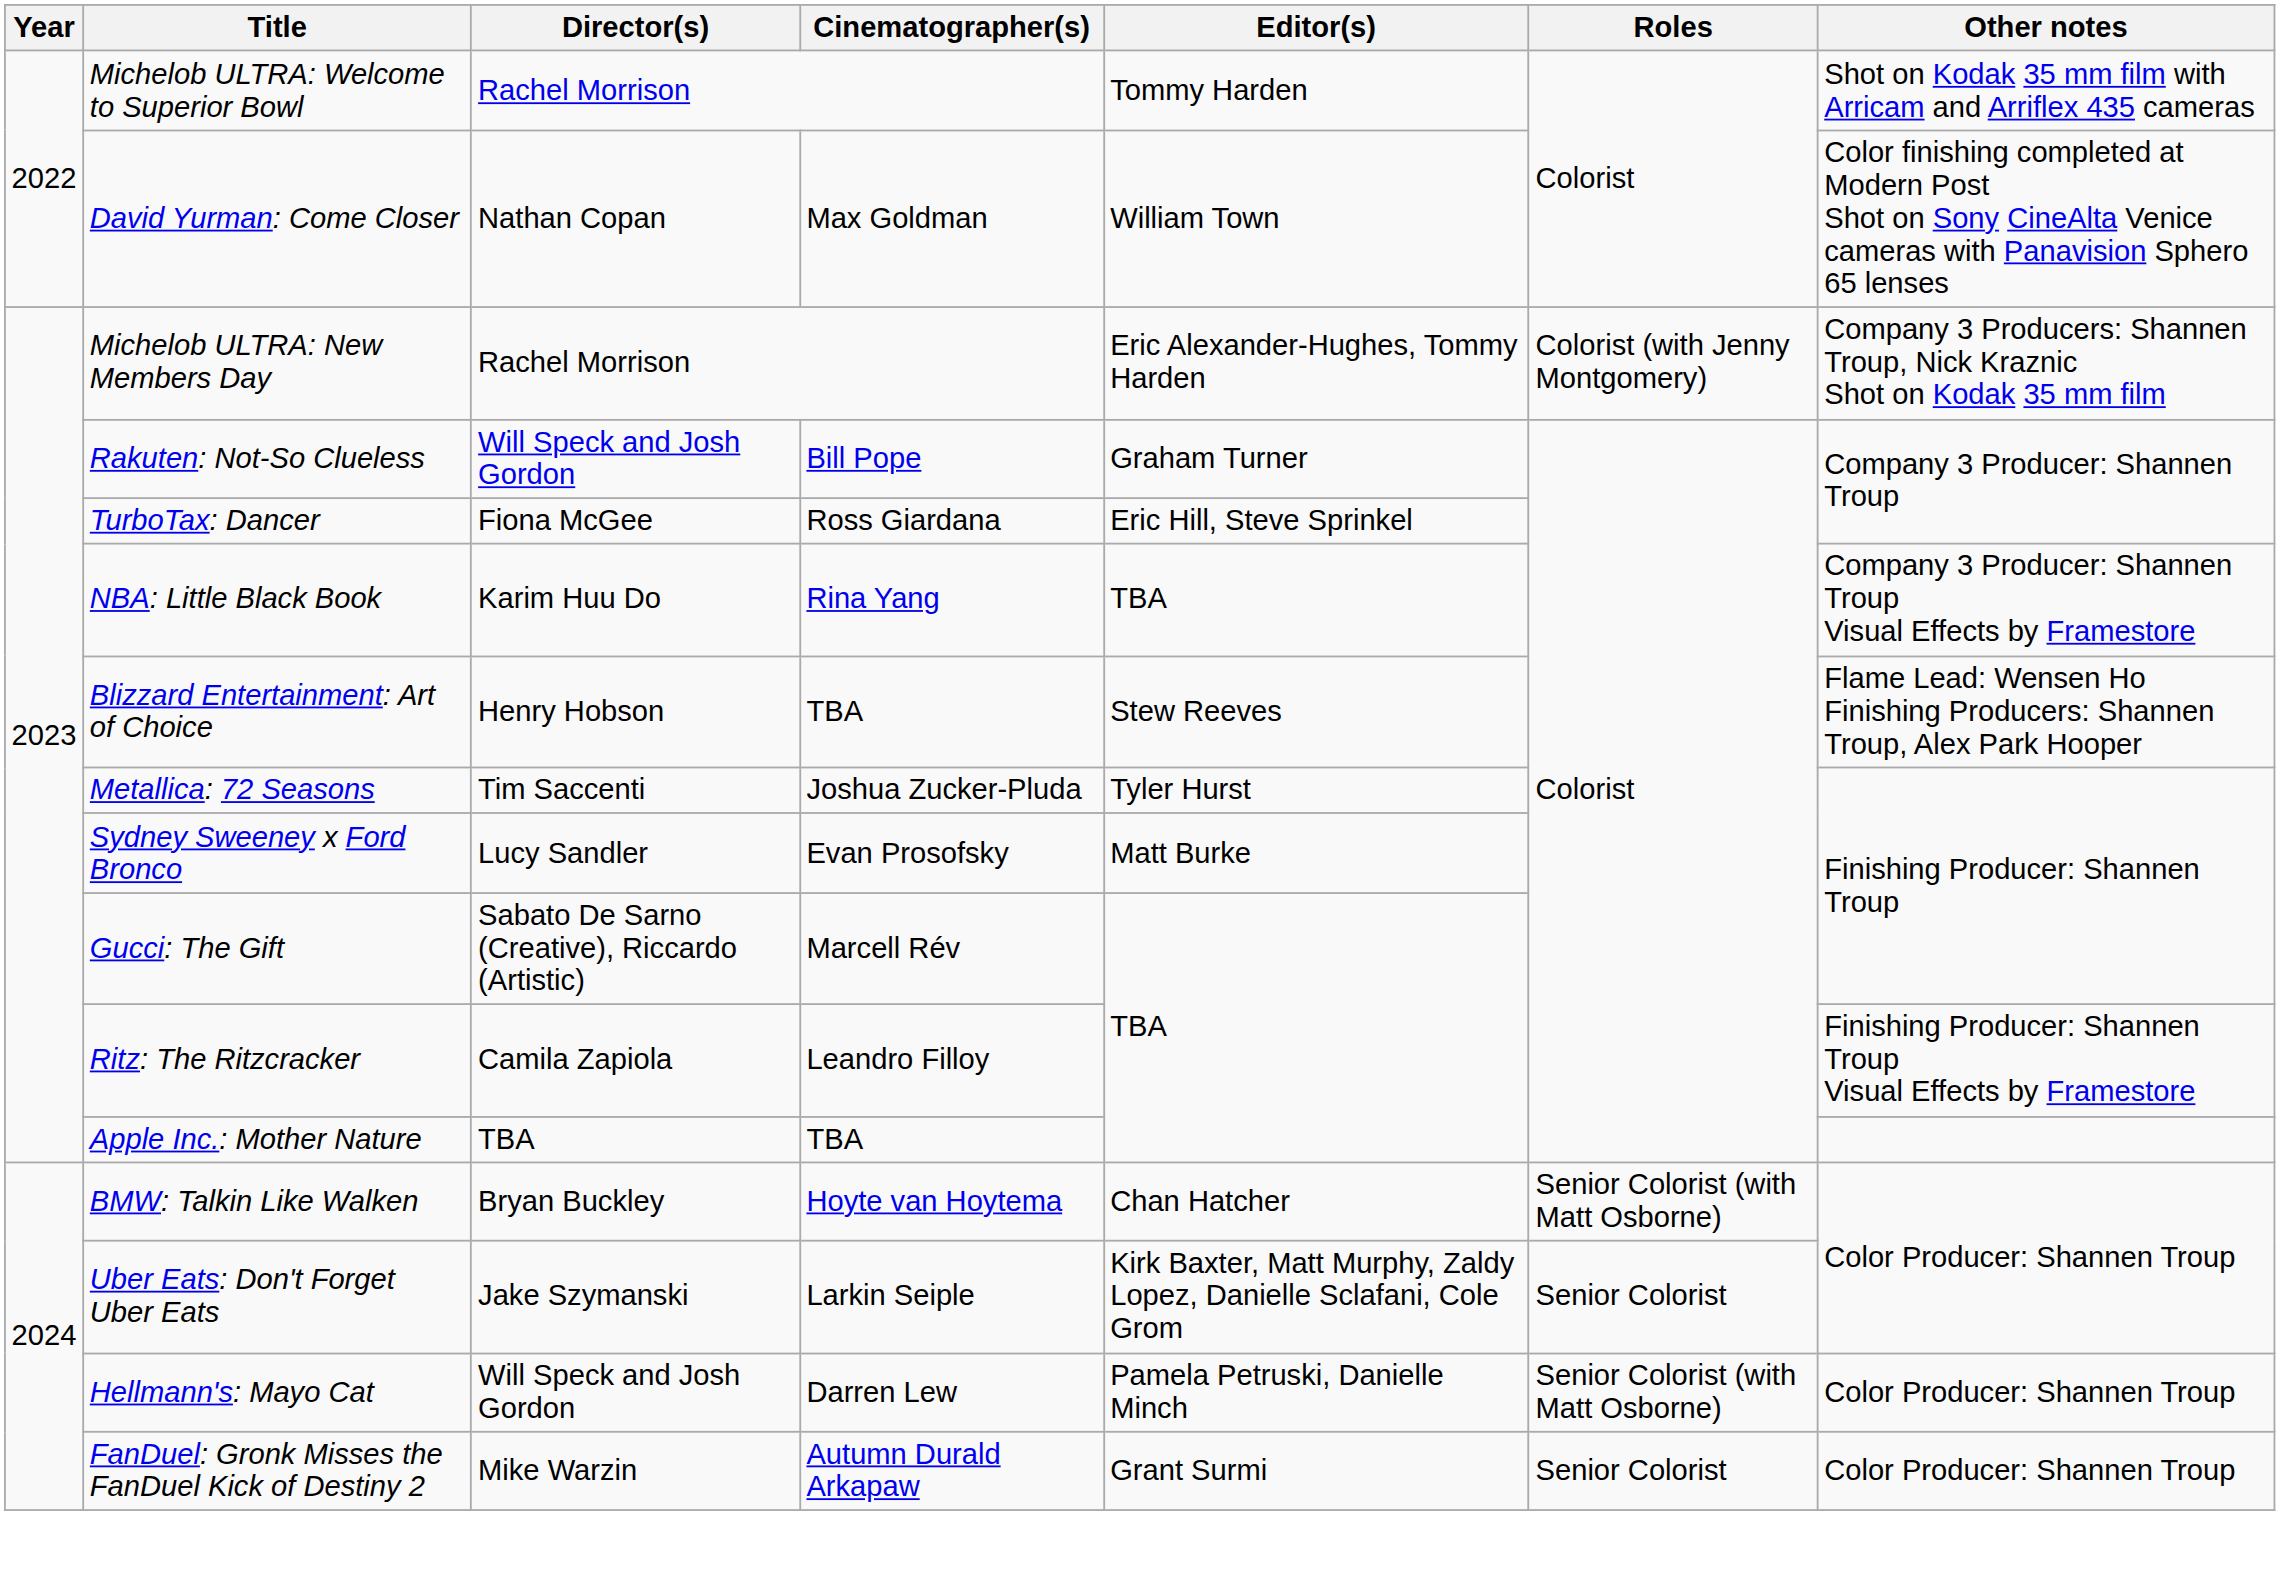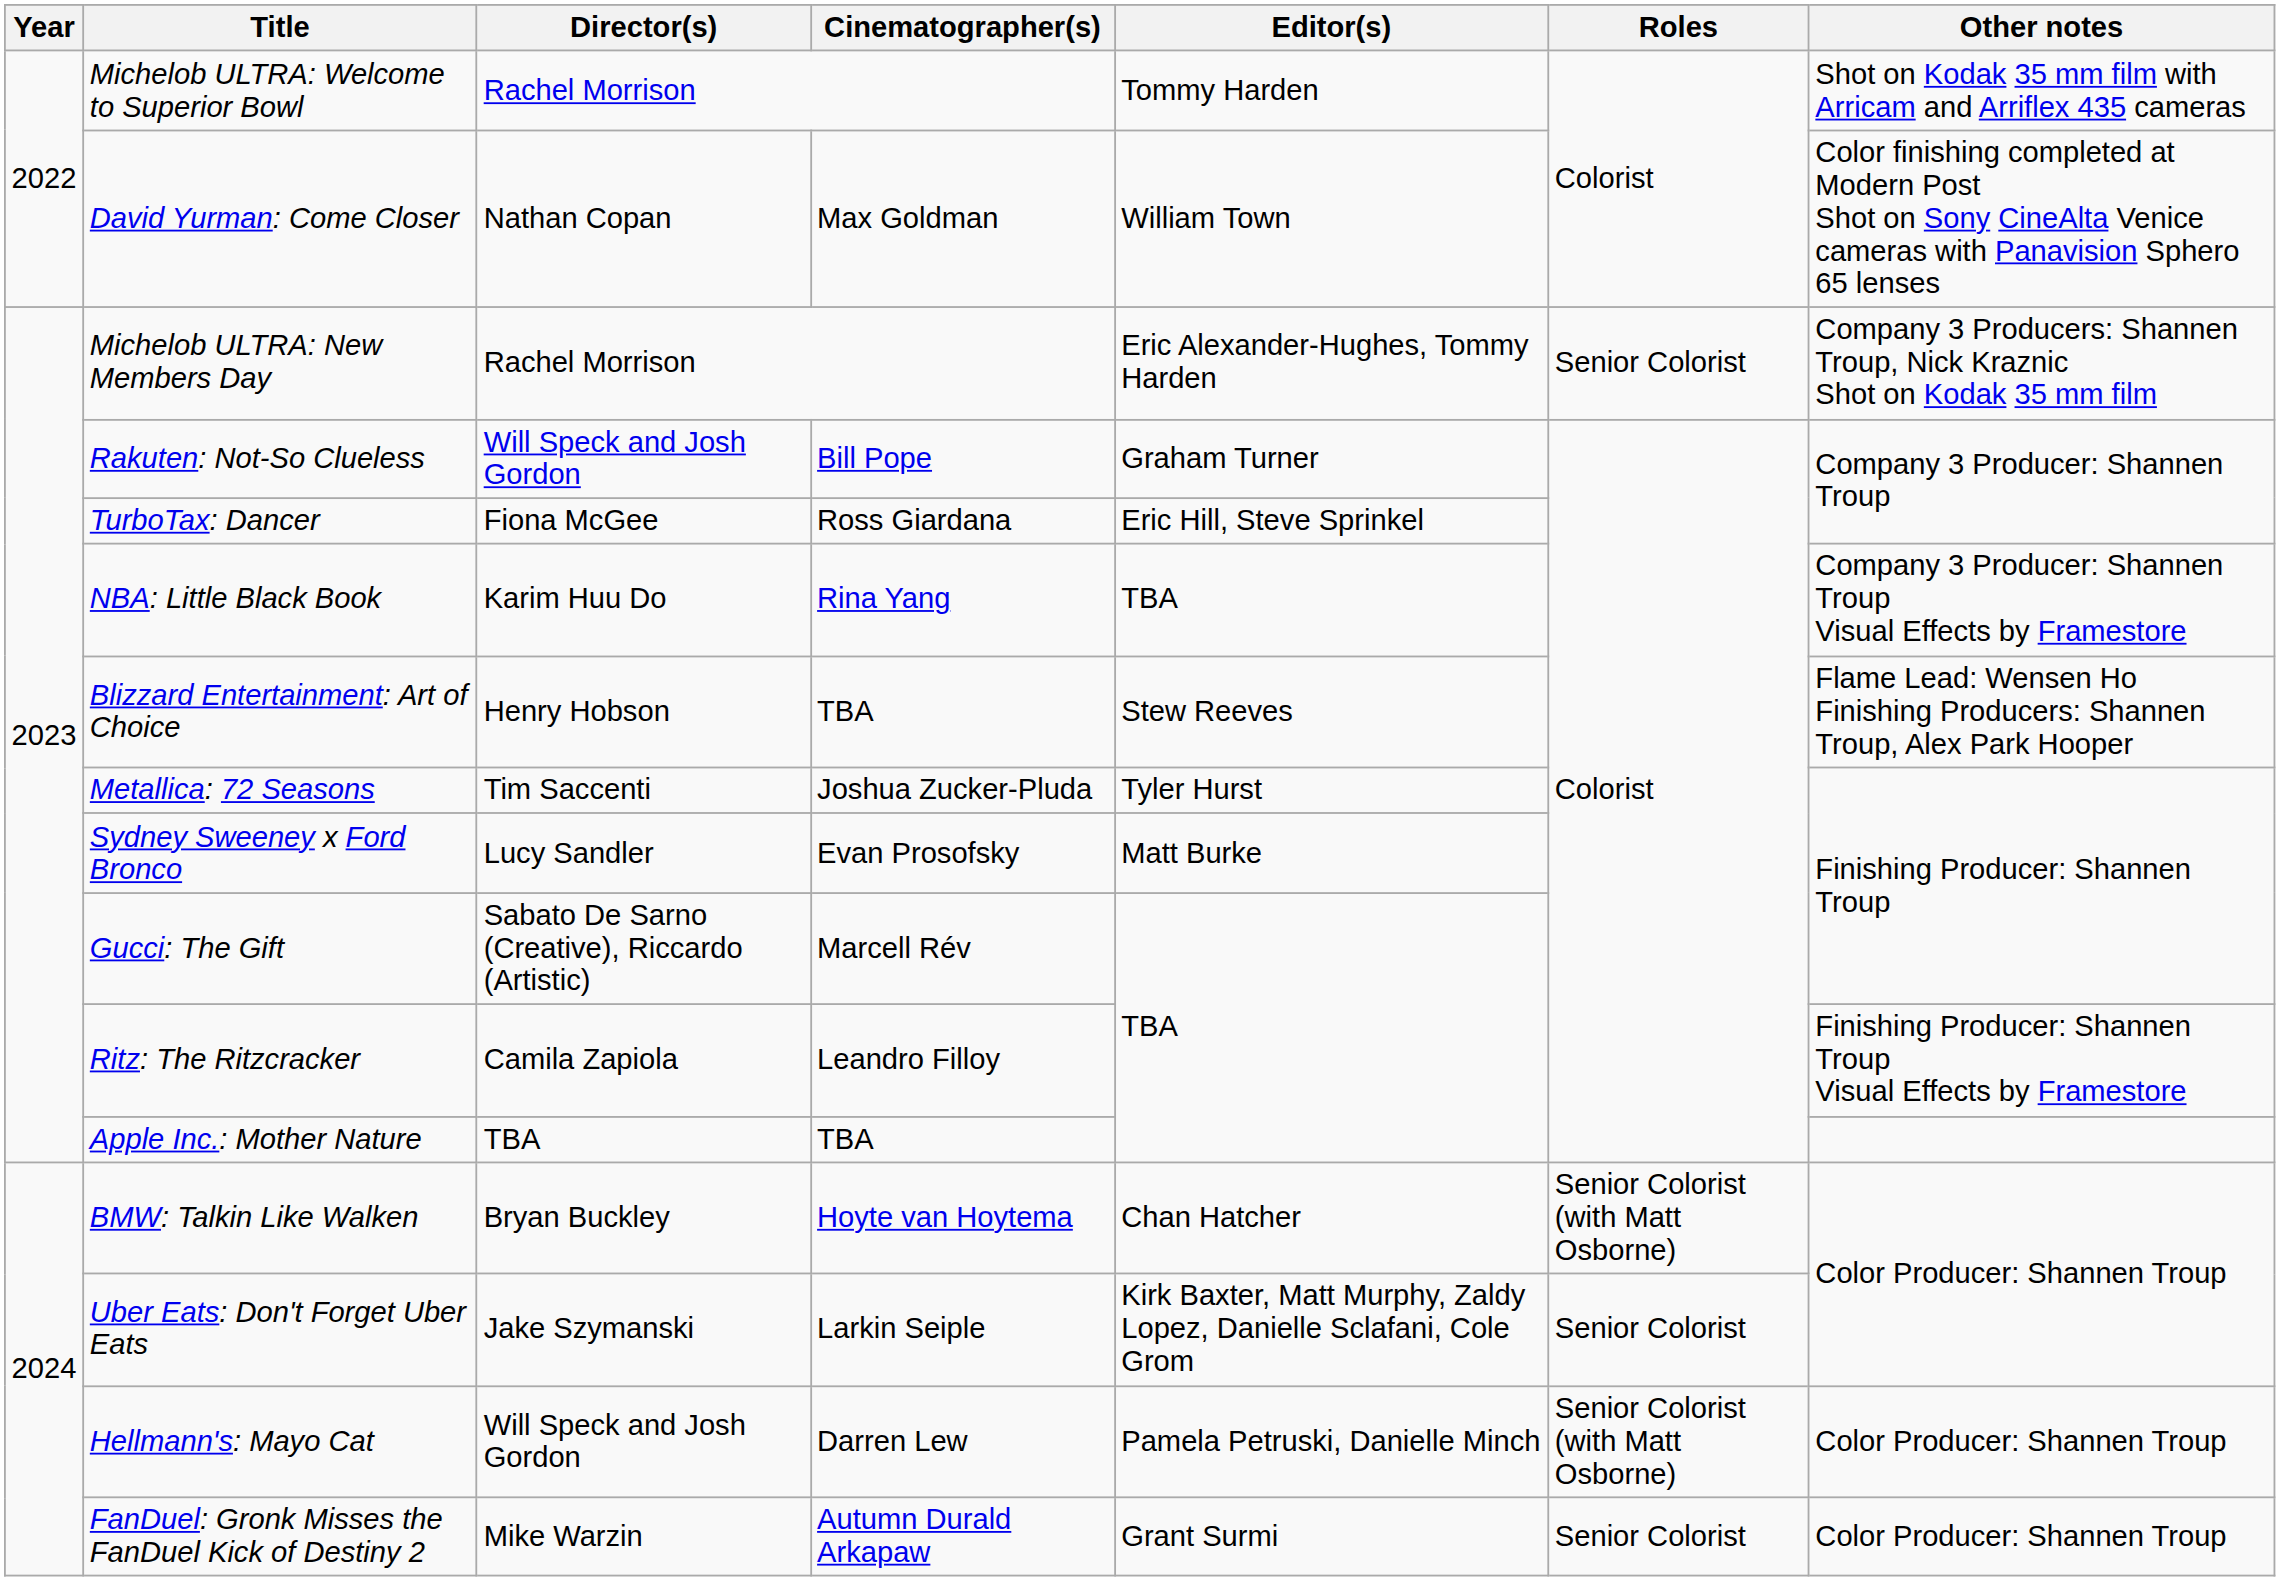(1663, 362) Colorist (with Jenny Montgomery) -> (1650, 362) Senior Colorist
